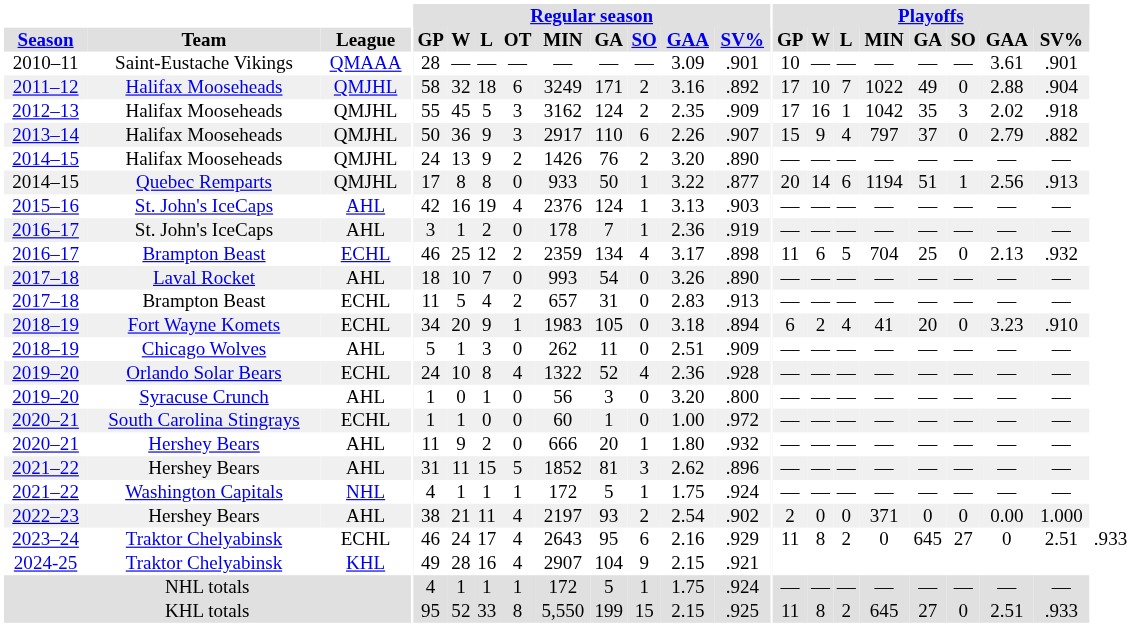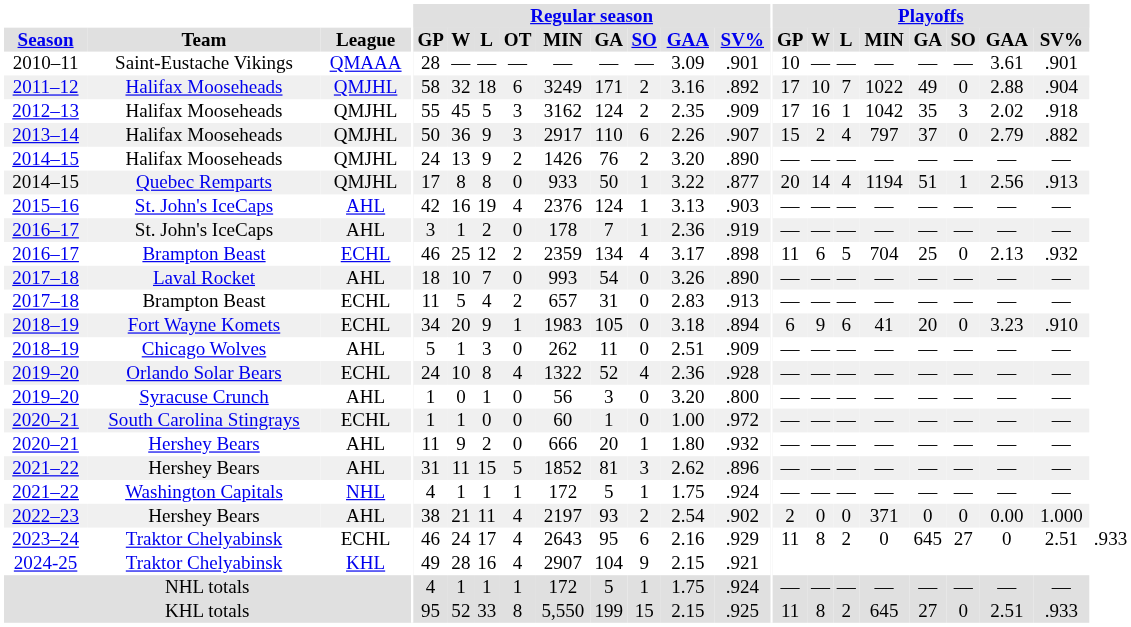(820, 134) 9 -> (820, 134) 2
(846, 182) 6 -> (846, 182) 4
(820, 325) 2 -> (820, 325) 9
(846, 325) 4 -> (846, 325) 6
